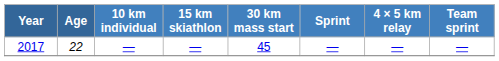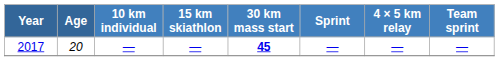(76, 47) 22 -> (76, 47) 20
(264, 47) normal -> (264, 47) bold
